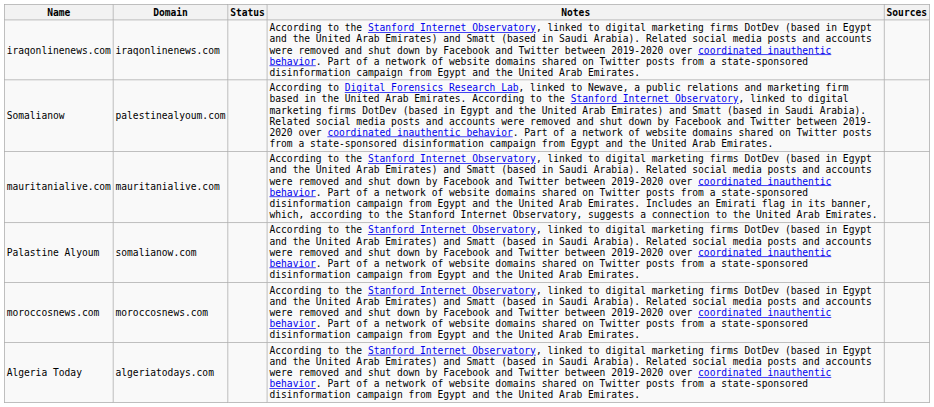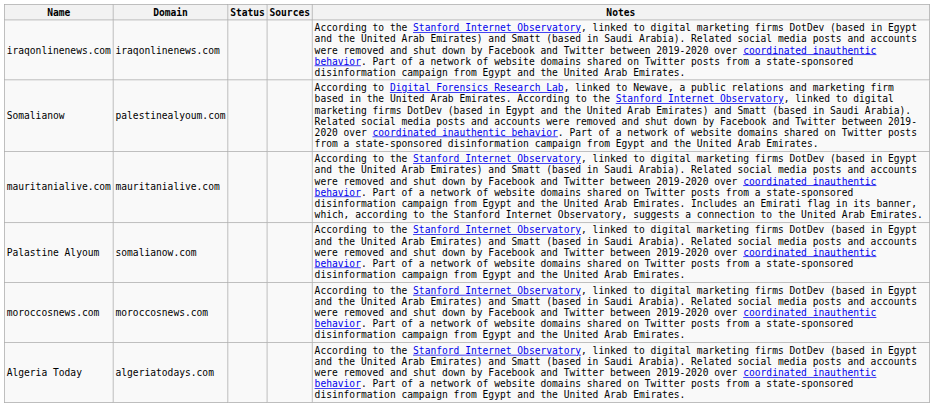columns swapped: (576, 12) <-> (907, 12)
